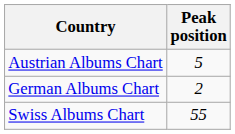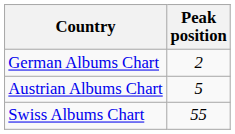rows swapped: (86, 62) <-> (84, 89)
